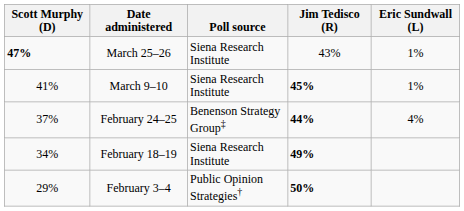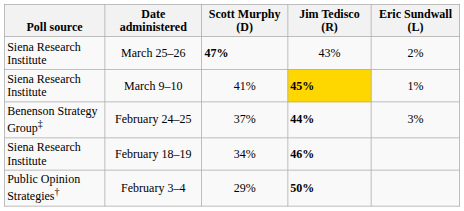columns swapped: (237, 27) <-> (47, 20)
(415, 53) 1% -> (415, 53) 2%
(302, 85) no background -> (302, 85) gold background
(415, 119) 4% -> (415, 119) 3%
(302, 154) 49% -> (302, 154) 46%
